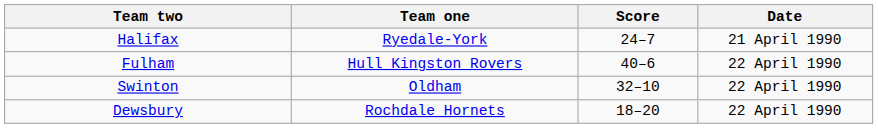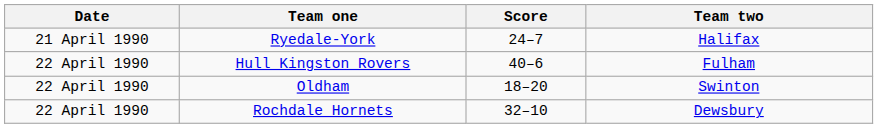columns swapped: (785, 16) <-> (148, 16)
(638, 88) 32–10 -> (526, 88) 18–20
(638, 111) 18–20 -> (526, 111) 32–10
